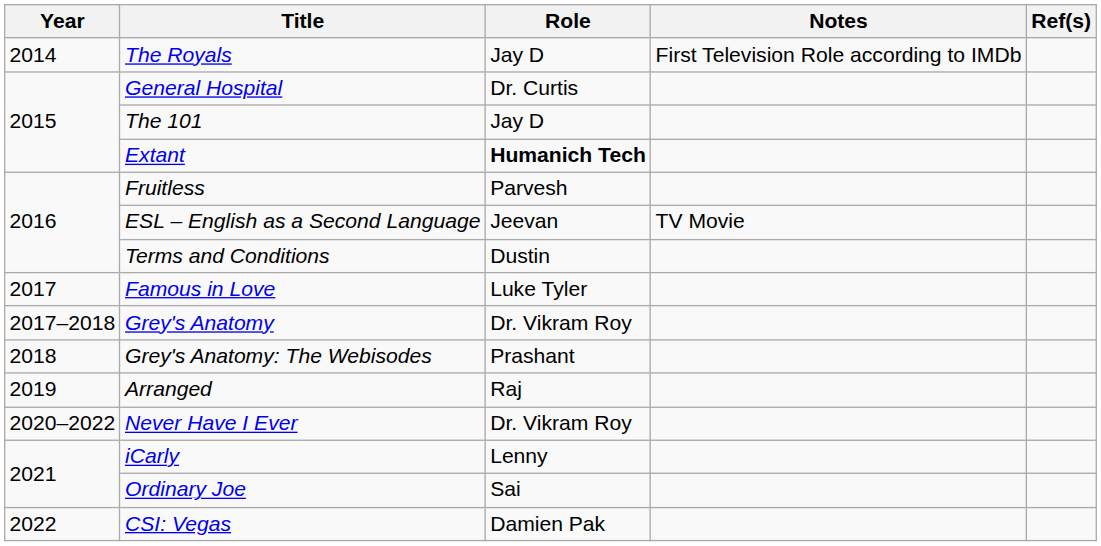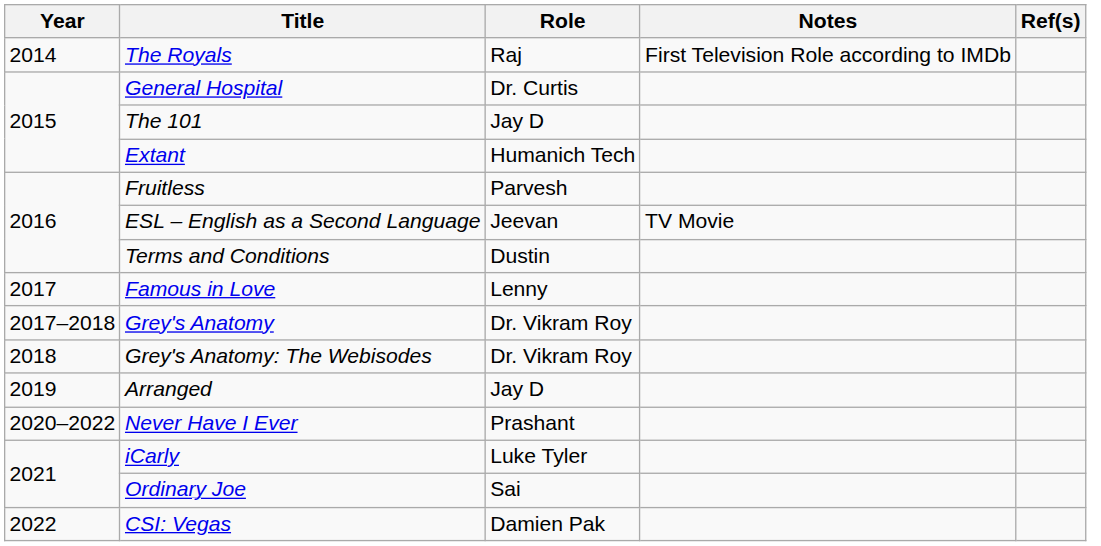(517, 54) Jay D -> (506, 54) Raj
(568, 155) bold -> (563, 155) normal
(539, 289) Luke Tyler -> (519, 289) Lenny
(532, 356) Prashant -> (561, 356) Dr. Vikram Roy
(506, 389) Raj -> (517, 389) Jay D
(561, 423) Dr. Vikram Roy -> (532, 423) Prashant
(519, 456) Lenny -> (539, 456) Luke Tyler
